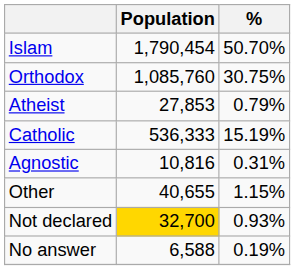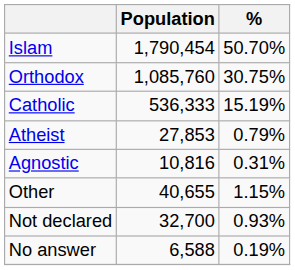rows swapped: (42, 134) <-> (37, 105)
(187, 221) gold background -> (187, 221) no background
